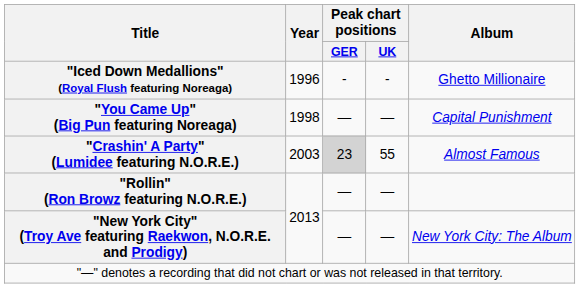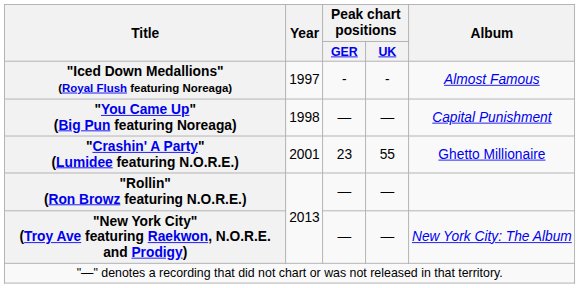(304, 80) 1996 -> (304, 80) 1997
(492, 80) Ghetto Millionaire -> (492, 80) Almost Famous
(304, 154) 2003 -> (304, 154) 2001
(344, 154) lightgrey background -> (344, 154) no background
(492, 154) Almost Famous -> (492, 154) Ghetto Millionaire
